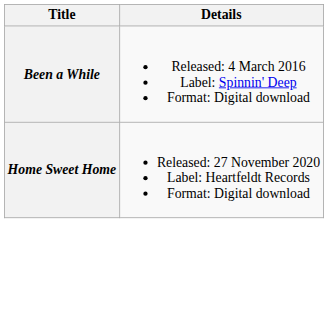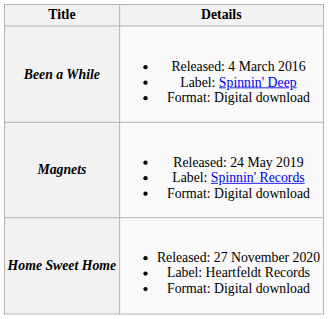+ row: (62, 169)
